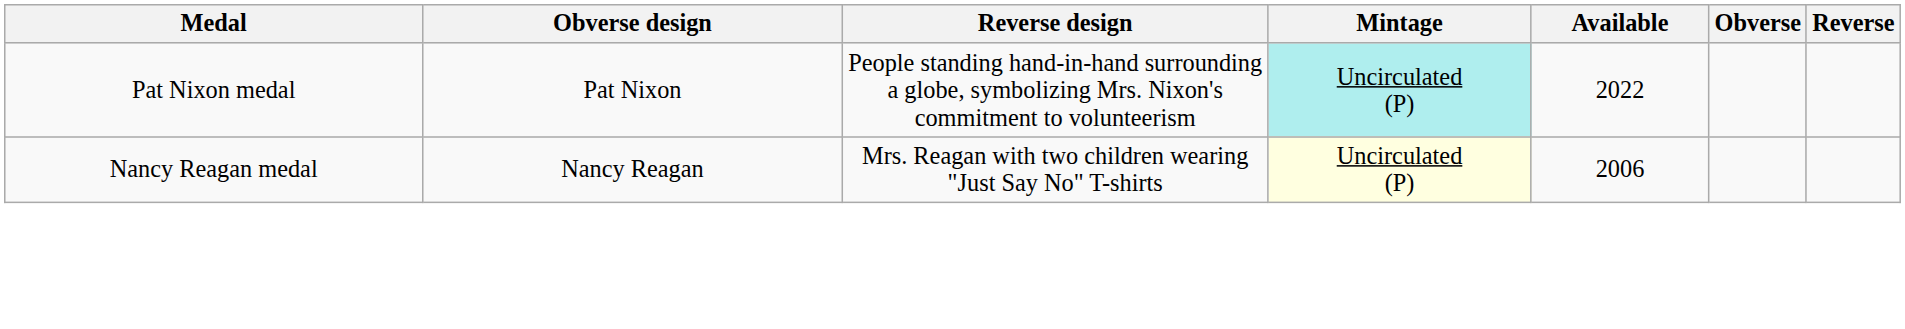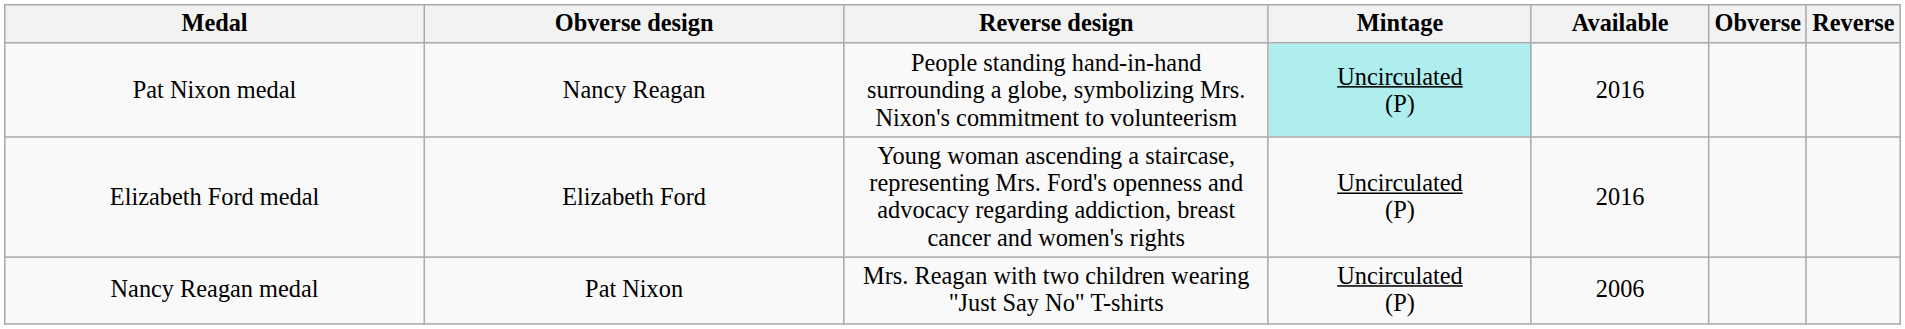(632, 89) Pat Nixon -> (634, 89) Nancy Reagan
(1620, 89) 2022 -> (1620, 89) 2016
+ row: (215, 196)
(632, 169) Nancy Reagan -> (634, 289) Pat Nixon
(1400, 169) lightyellow background -> (1400, 289) no background
